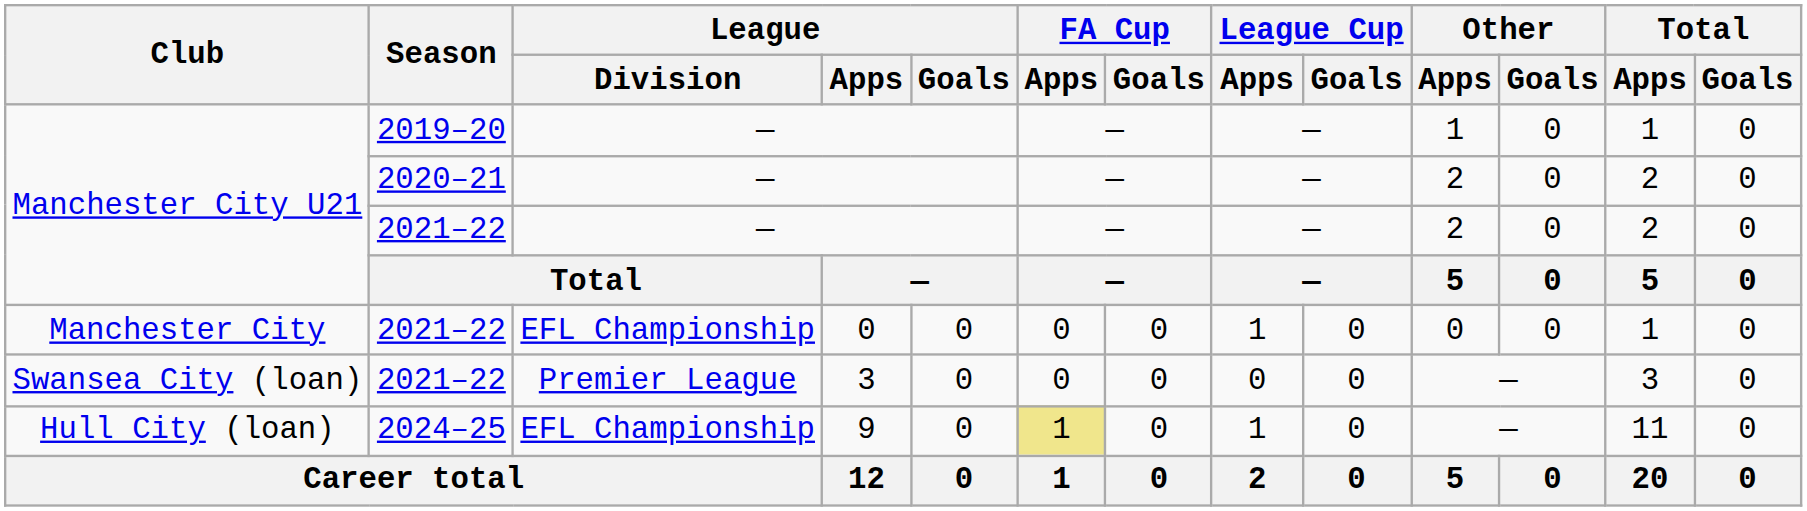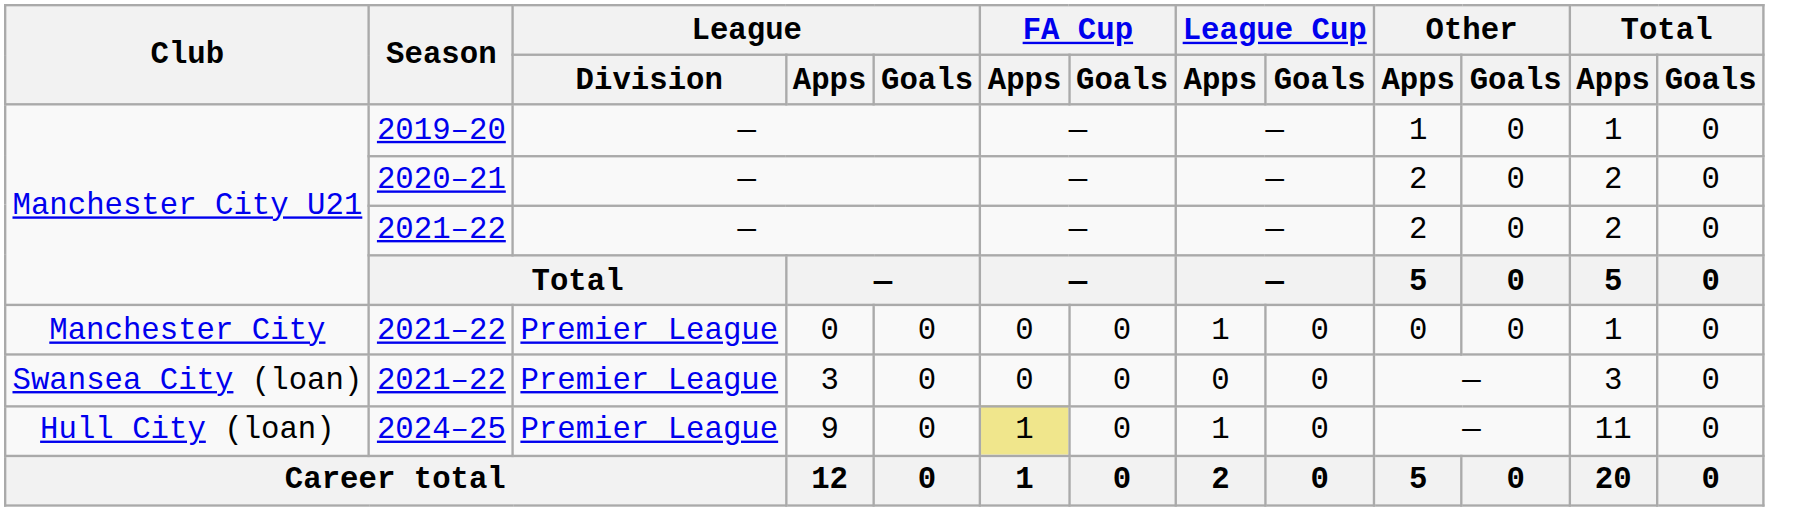(668, 330) EFL Championship -> (649, 330) Premier League
(668, 430) EFL Championship -> (649, 430) Premier League
